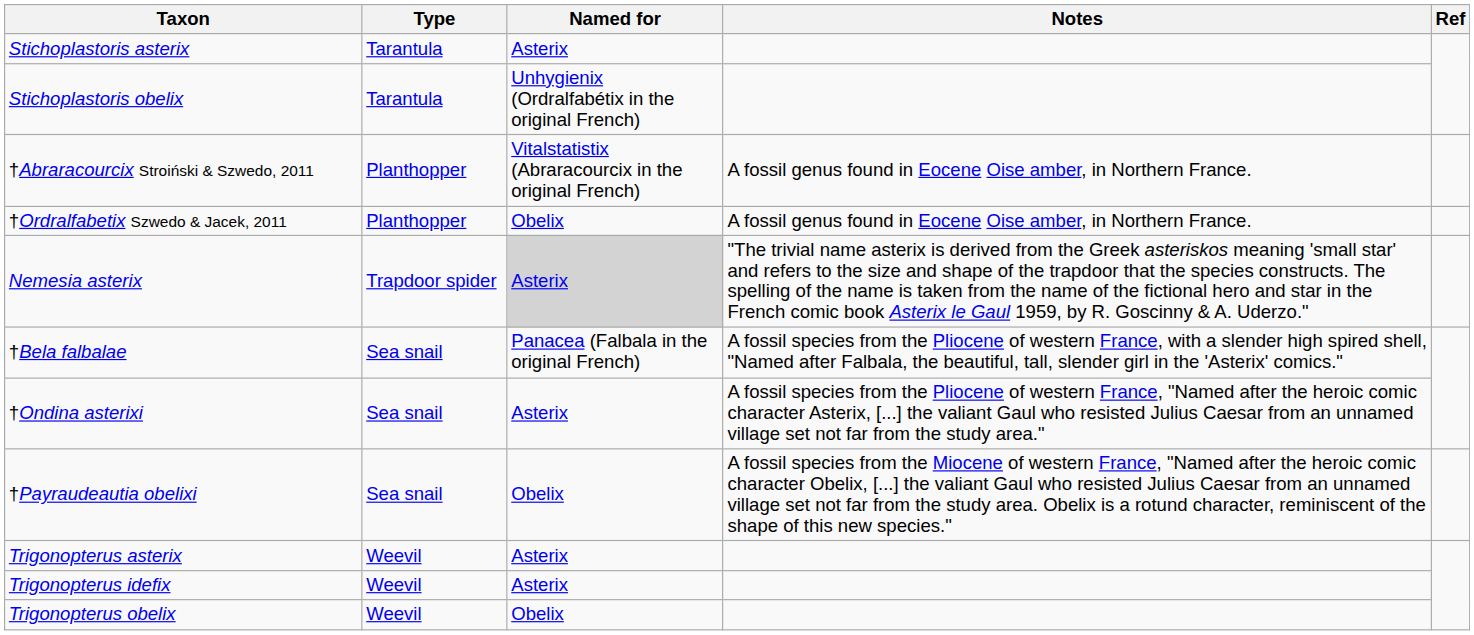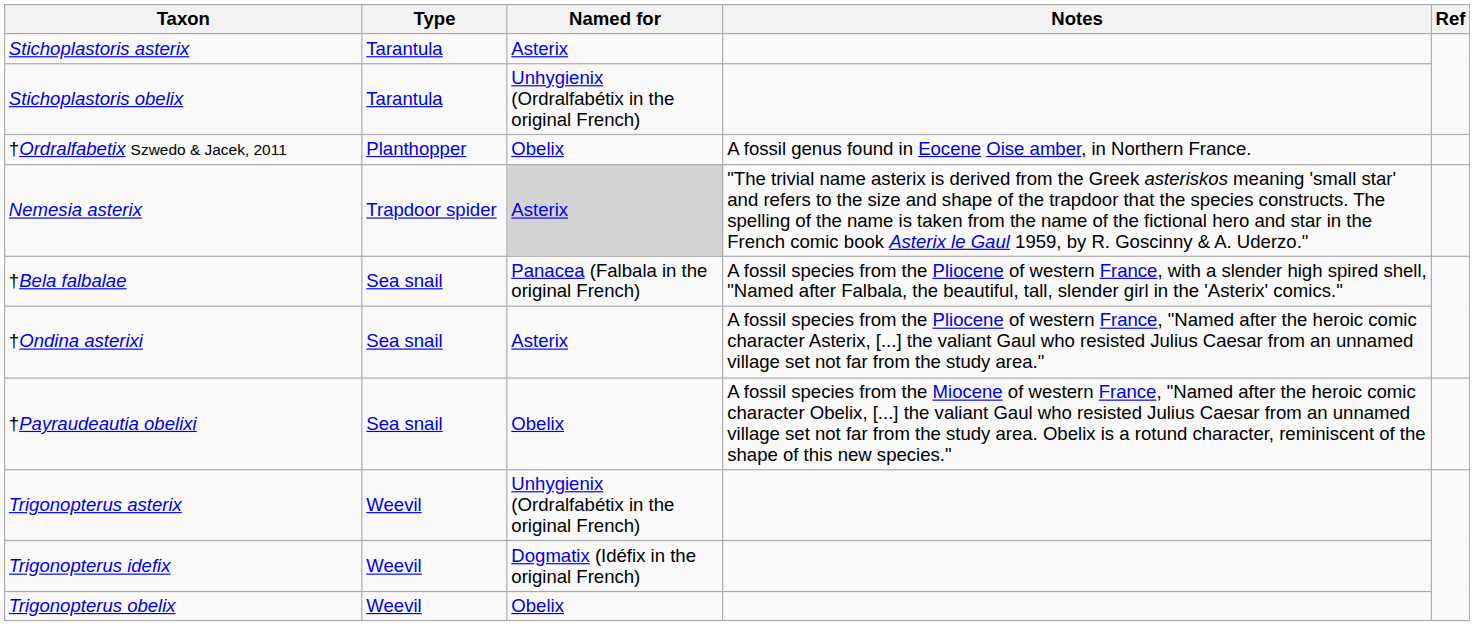- row: (161, 170)
(540, 555) Asterix -> (593, 505) Unhygienix (Ordralfabétix in the original French)
(540, 585) Asterix -> (604, 566) Dogmatix (Idéfix in the original French)
